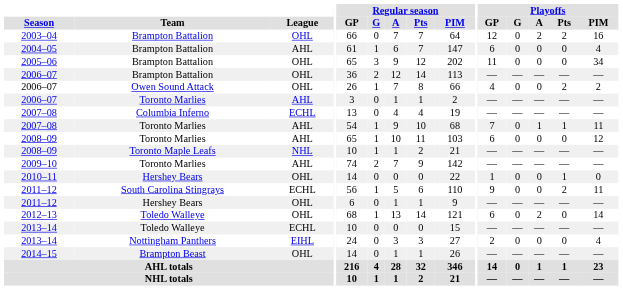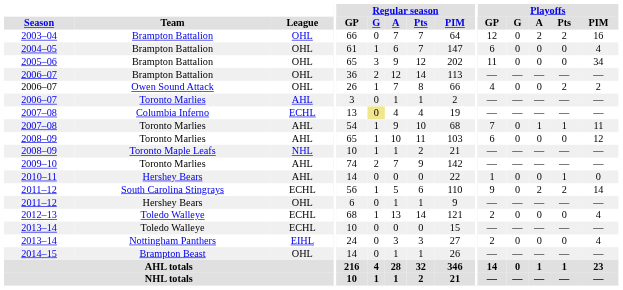(302, 48) AHL -> (302, 48) OHL
(376, 112) no background -> (376, 112) khaki background
(302, 176) OHL -> (302, 176) AHL
(539, 189) 0 -> (539, 189) 2
(598, 189) 11 -> (598, 189) 14
(302, 215) OHL -> (302, 215) ECHL
(492, 215) 6 -> (492, 215) 2
(539, 215) 2 -> (539, 215) 0
(598, 215) 14 -> (598, 215) 4
